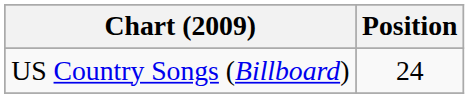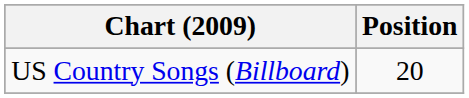(410, 70) 24 -> (410, 70) 20
